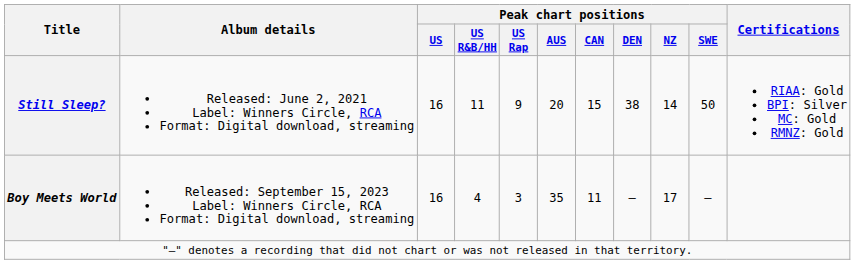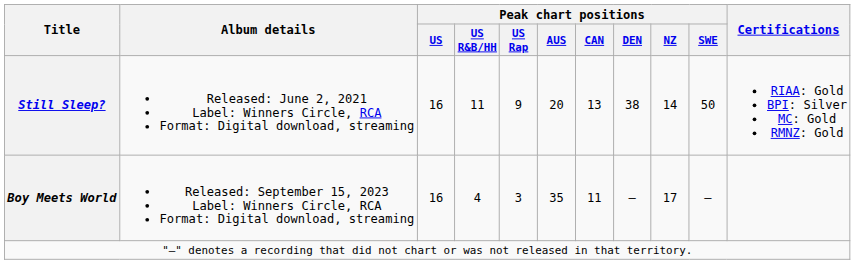(594, 105) 15 -> (594, 105) 13
